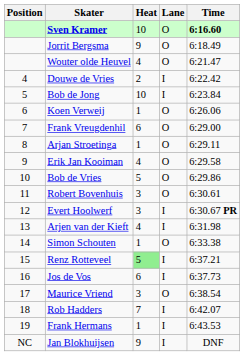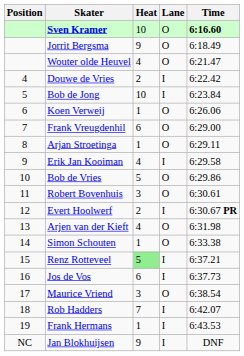(166, 161) O -> (164, 161) I
(138, 210) 3 -> (138, 210) 2
(164, 227) I -> (166, 227) O
